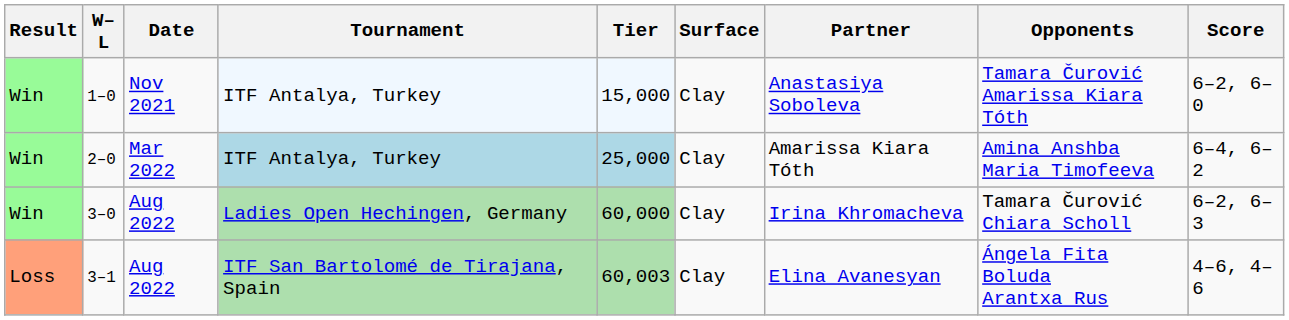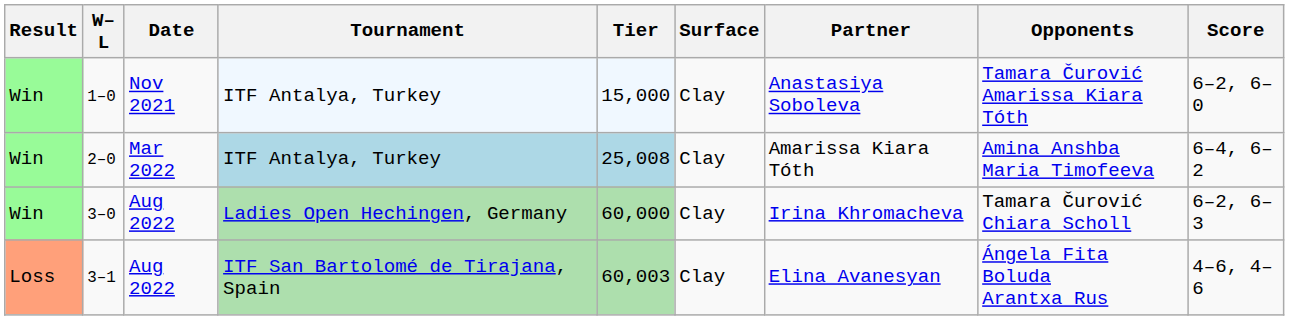(636, 160) 25,000 -> (636, 160) 25,008
